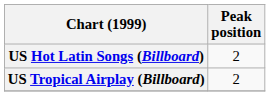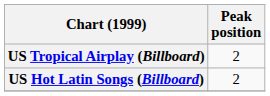rows swapped: (106, 56) <-> (106, 79)
